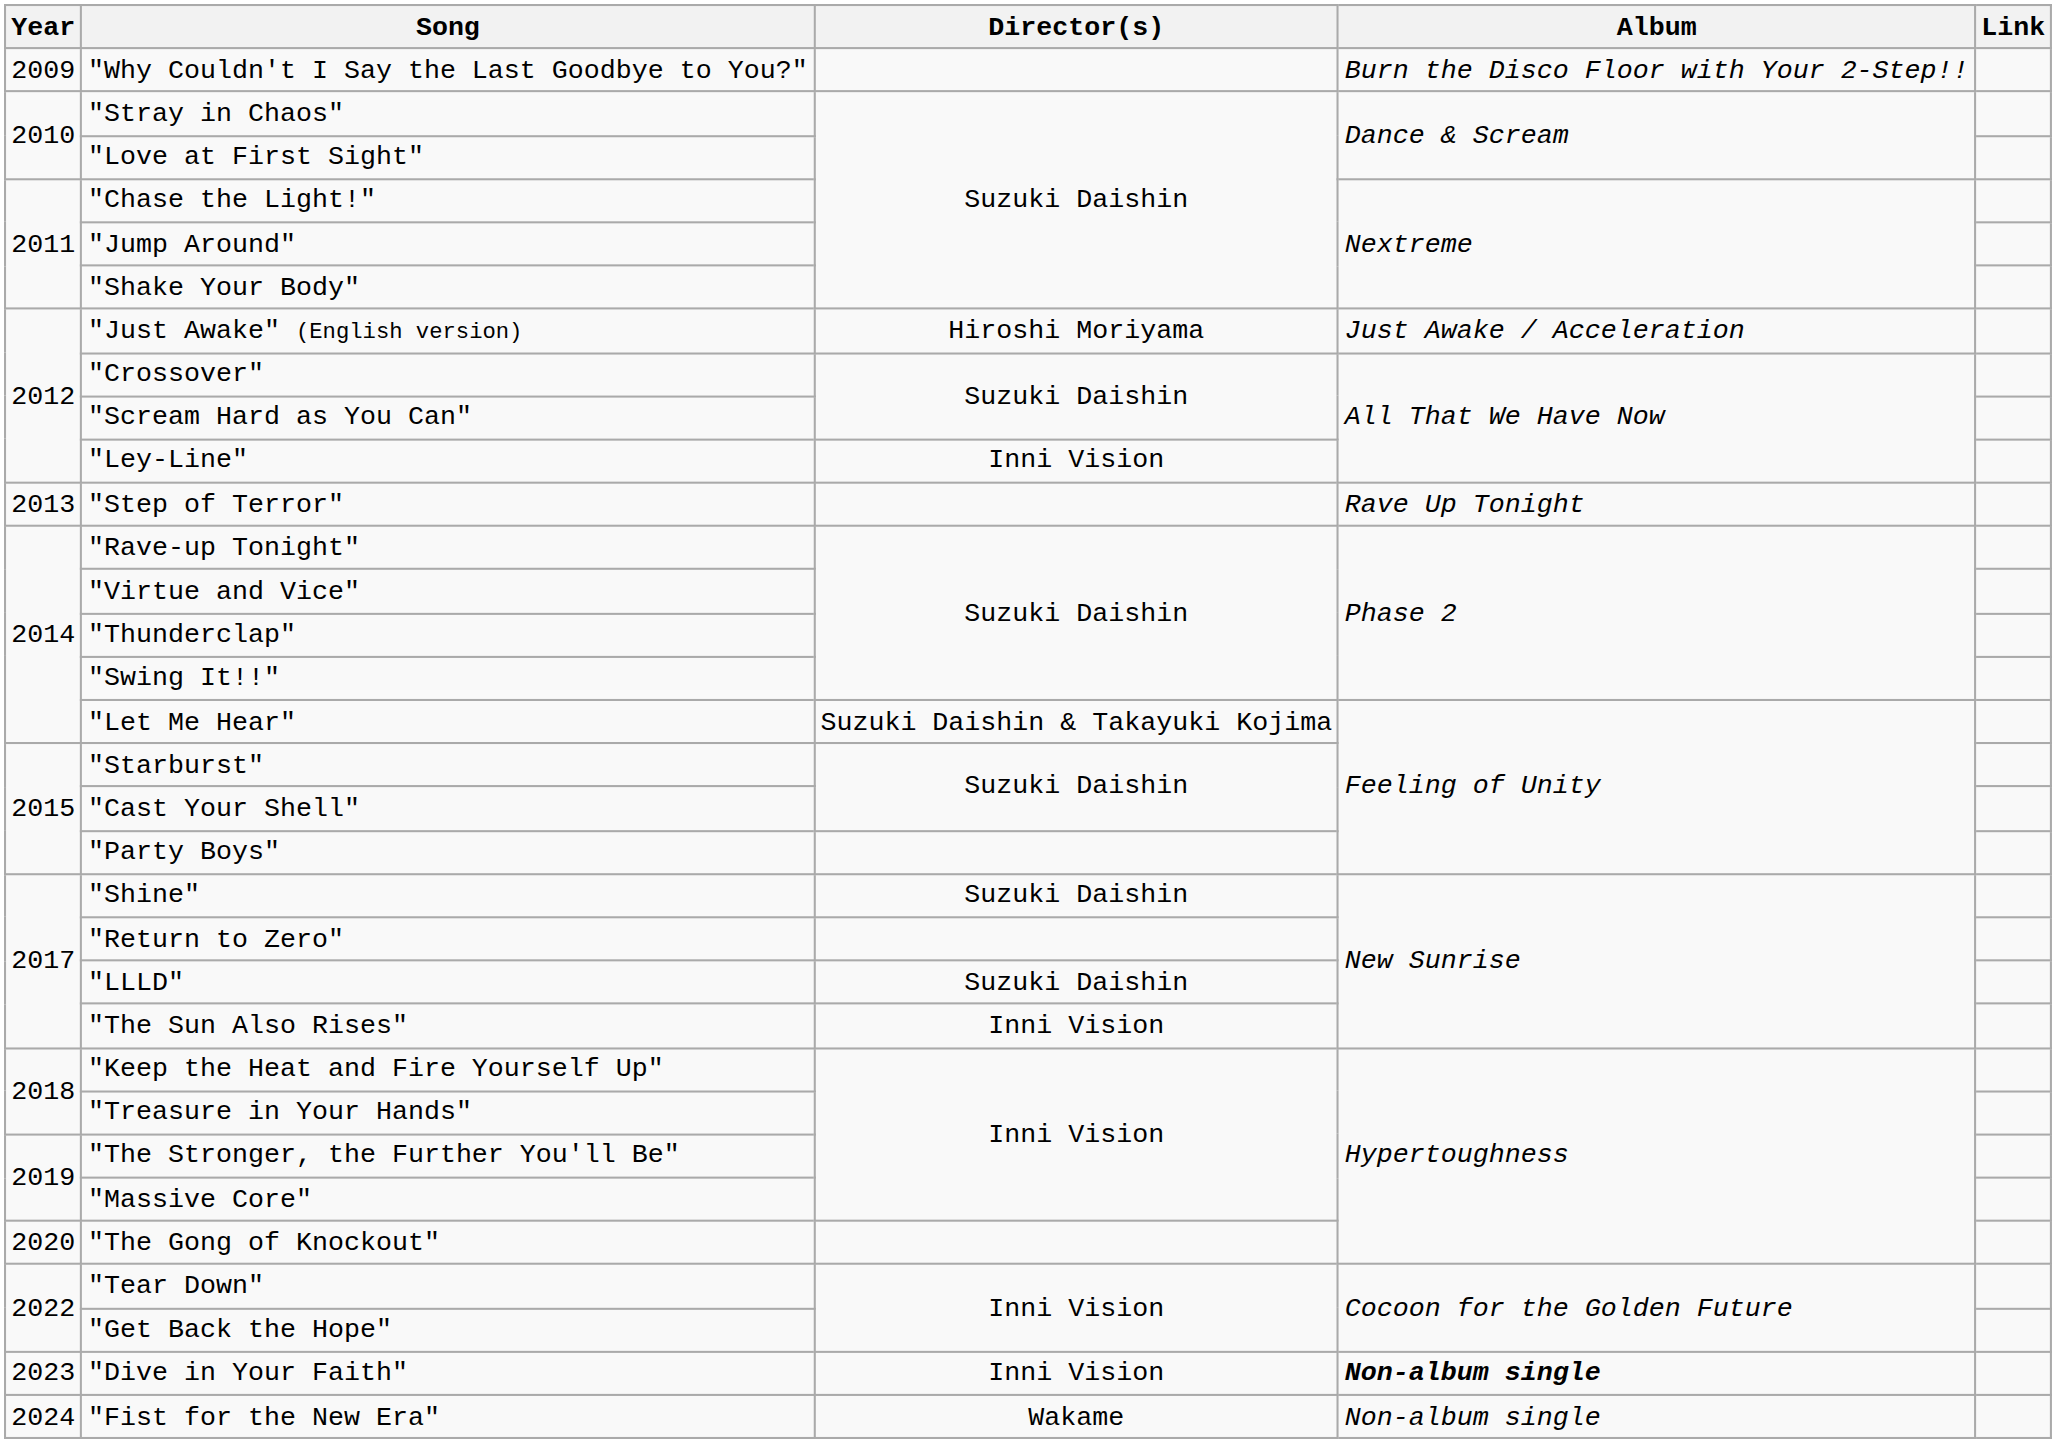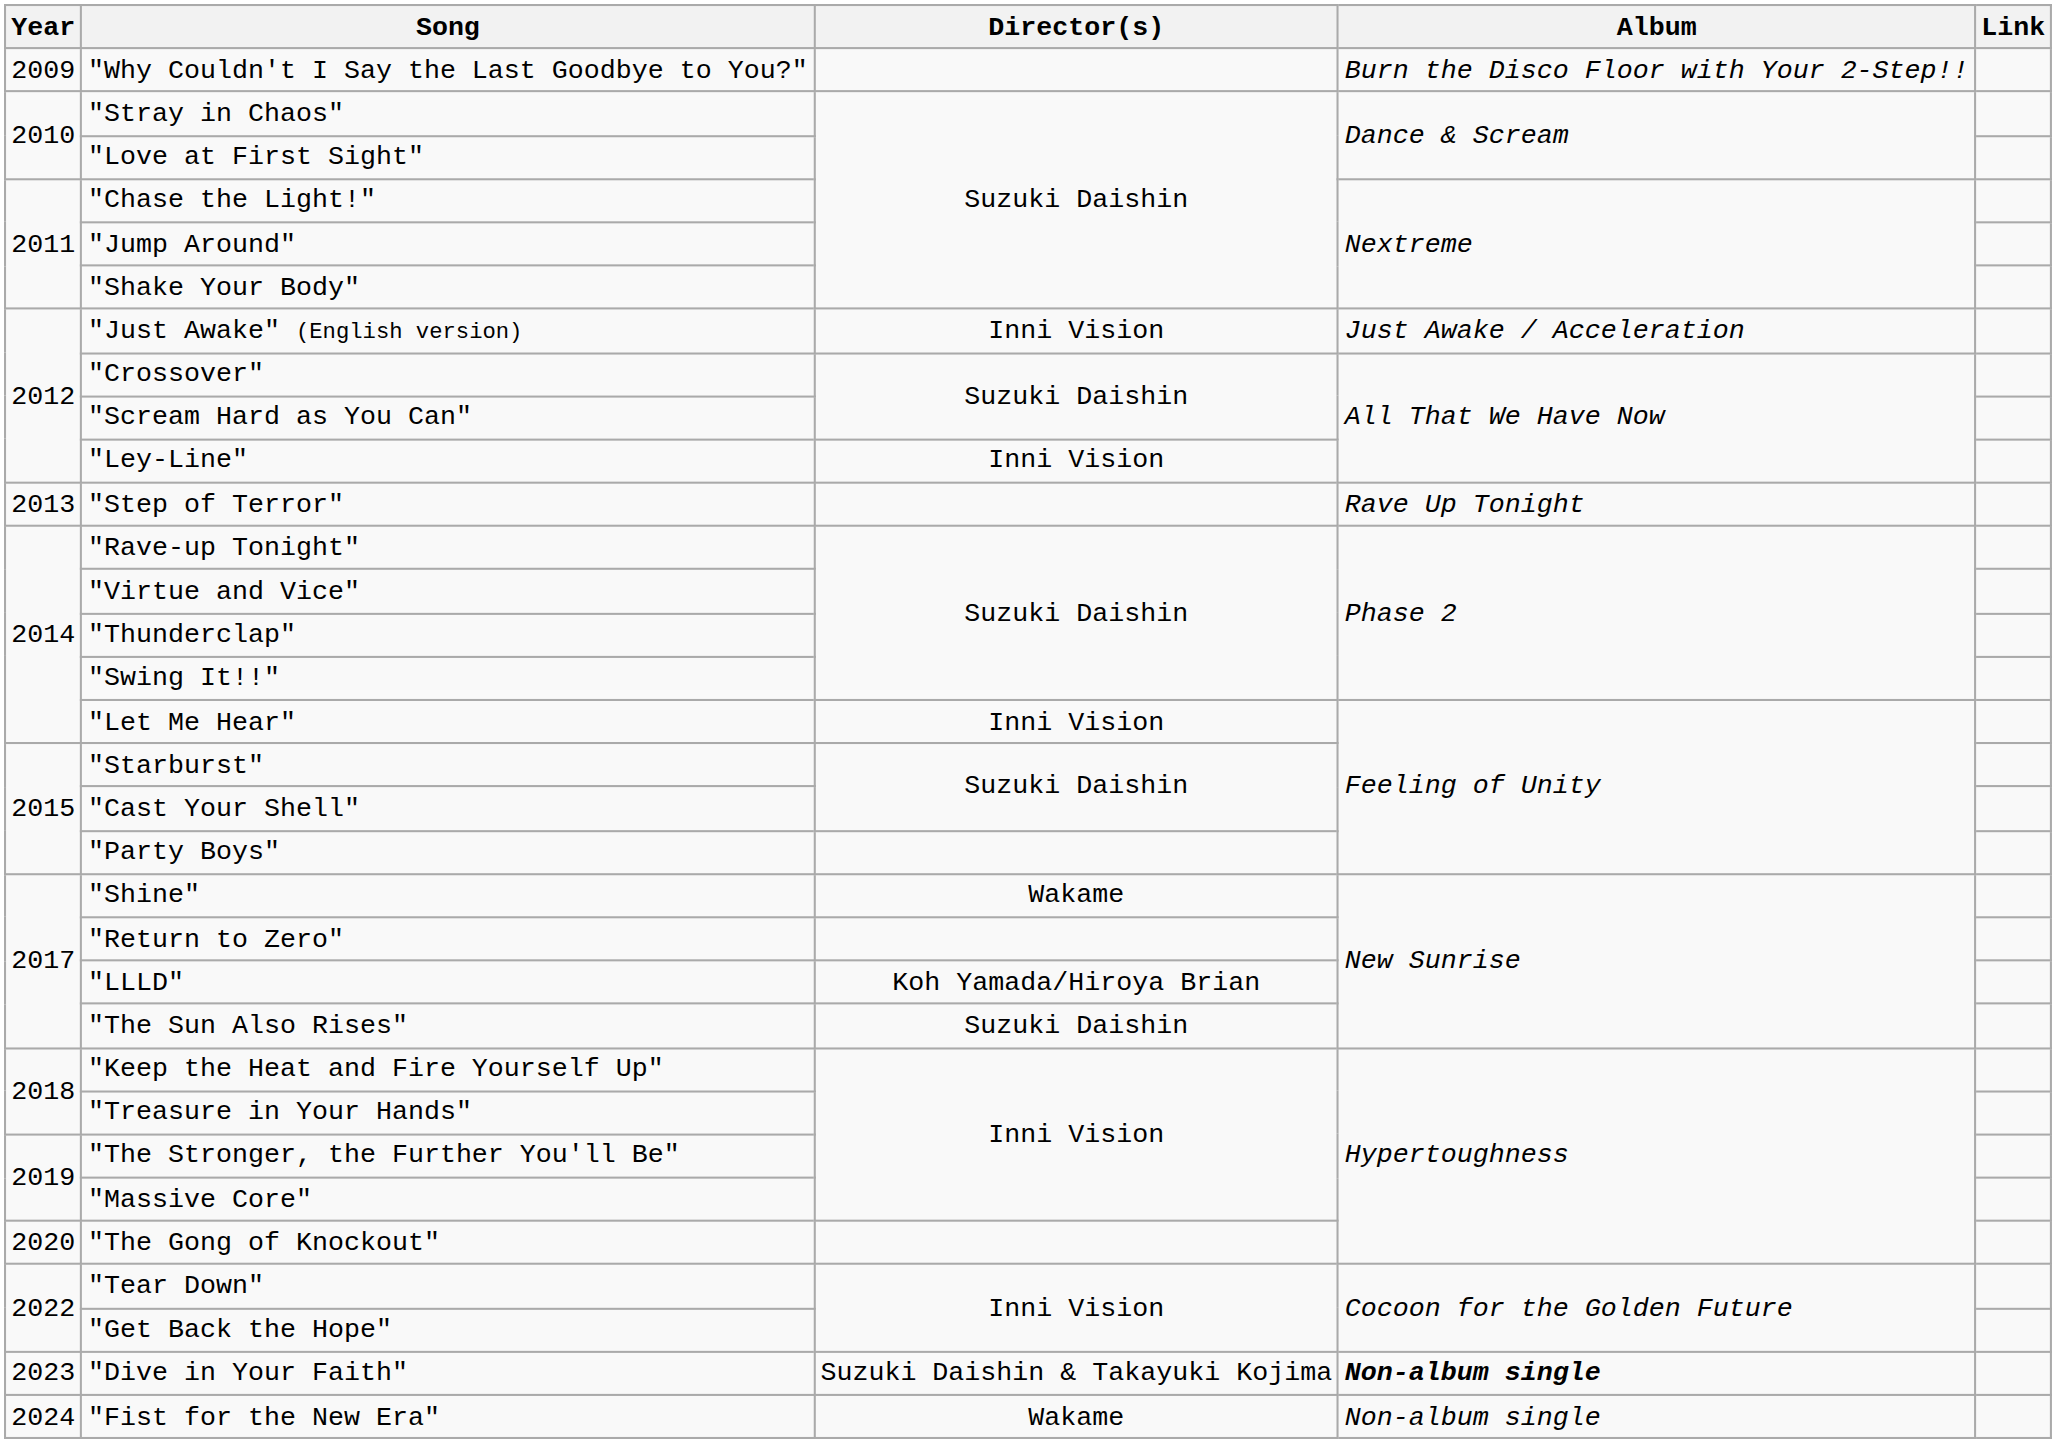(1076, 331) Hiroshi Moriyama -> (1076, 331) Inni Vision
(1076, 722) Suzuki Daishin & Takayuki Kojima -> (1076, 722) Inni Vision
(1076, 895) Suzuki Daishin -> (1076, 895) Wakame
(1076, 982) Suzuki Daishin -> (1076, 982) Koh Yamada/Hiroya Brian
(1076, 1026) Inni Vision -> (1076, 1026) Suzuki Daishin
(1076, 1373) Inni Vision -> (1076, 1373) Suzuki Daishin & Takayuki Kojima
